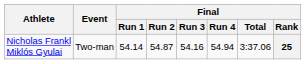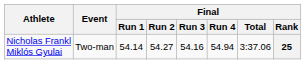(162, 47) 54.87 -> (162, 47) 54.27
